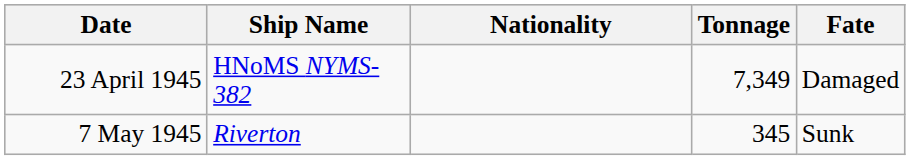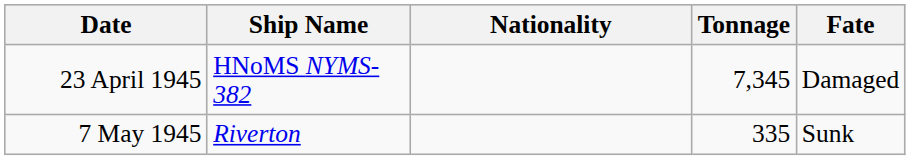(762, 79) 7,349 -> (762, 79) 7,345
(771, 133) 345 -> (771, 133) 335
